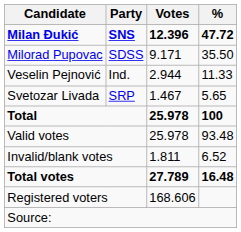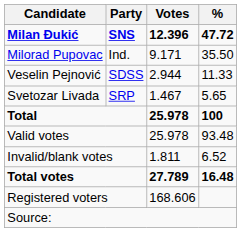(126, 55) SDSS -> (119, 55) Ind.
(119, 75) Ind. -> (126, 75) SDSS
